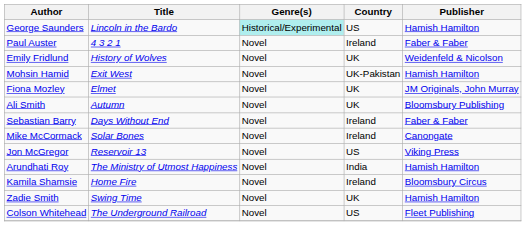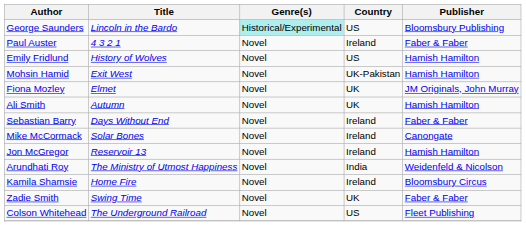(442, 27) Hamish Hamilton -> (454, 27) Bloomsbury Publishing
(353, 58) UK -> (353, 58) US
(454, 58) Weidenfeld & Nicolson -> (442, 58) Hamish Hamilton
(454, 105) Bloomsbury Publishing -> (442, 105) Hamish Hamilton
(353, 151) US -> (361, 151) Ireland
(432, 151) Viking Press -> (442, 151) Hamish Hamilton
(442, 167) Hamish Hamilton -> (454, 167) Weidenfeld & Nicolson
(442, 197) Hamish Hamilton -> (436, 197) Faber & Faber
